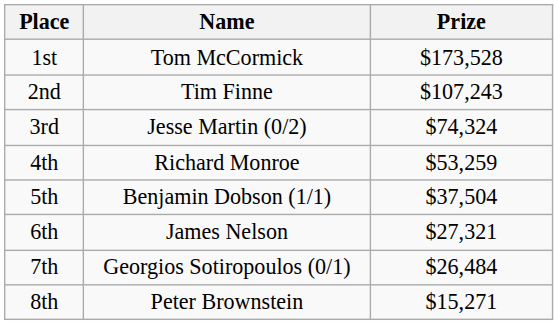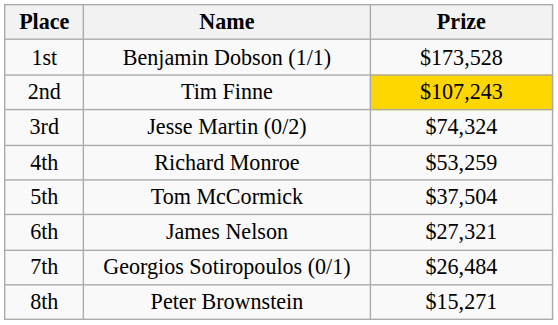(227, 57) Tom McCormick -> (227, 57) Benjamin Dobson (1/1)
(461, 92) no background -> (461, 92) gold background
(227, 197) Benjamin Dobson (1/1) -> (227, 197) Tom McCormick
